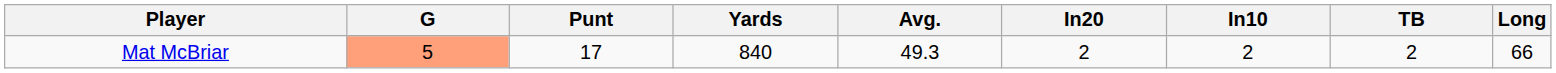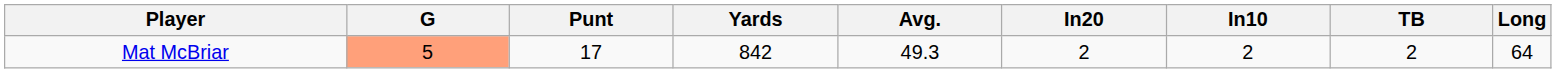(756, 51) 840 -> (756, 51) 842
(1522, 51) 66 -> (1522, 51) 64
